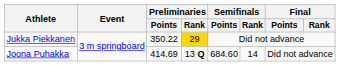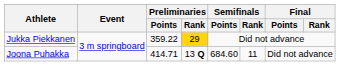(164, 40) 350.22 -> (164, 40) 359.22
(164, 54) 414.69 -> (164, 54) 414.71
(253, 54) 14 -> (253, 54) 11
